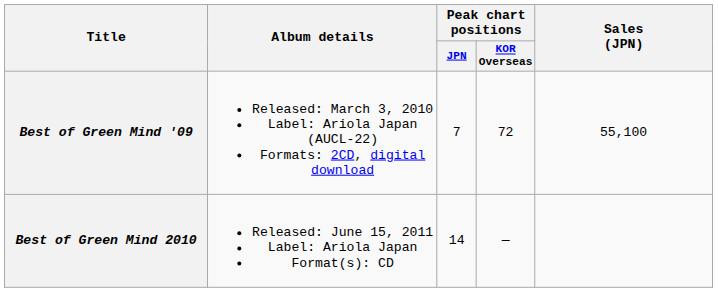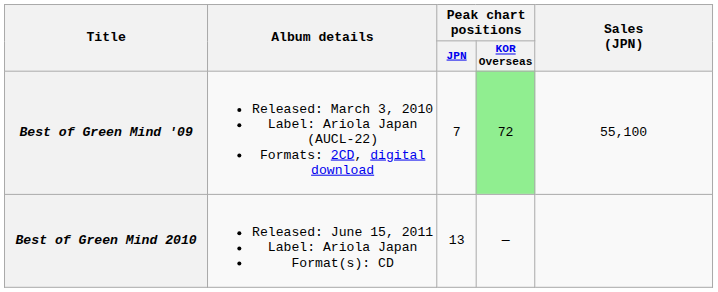(506, 132) no background -> (506, 132) lightgreen background
(457, 241) 14 -> (457, 241) 13
